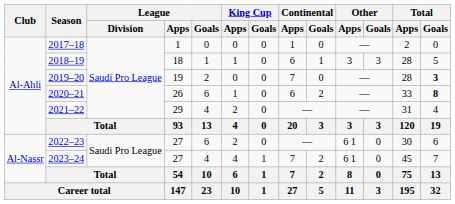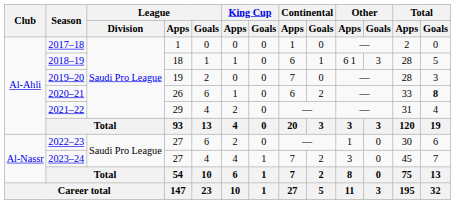(350, 61) 3 -> (350, 61) 6 1
(435, 77) bold -> (435, 77) normal
(350, 142) 6 1 -> (350, 142) 1
(350, 158) 6 1 -> (350, 158) 3
